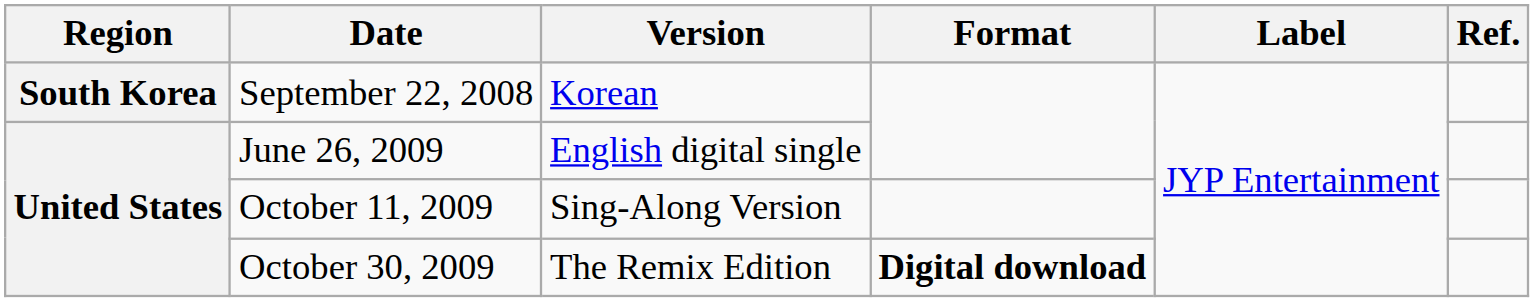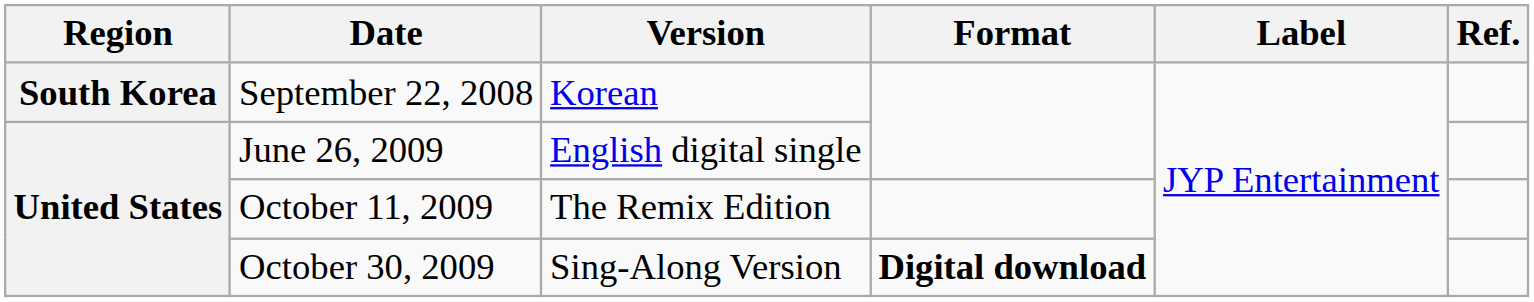(696, 207) Sing-Along Version -> (691, 207) The Remix Edition
(691, 265) The Remix Edition -> (696, 265) Sing-Along Version
